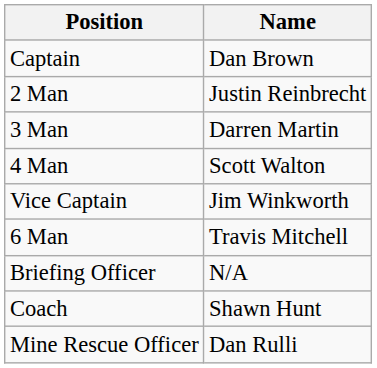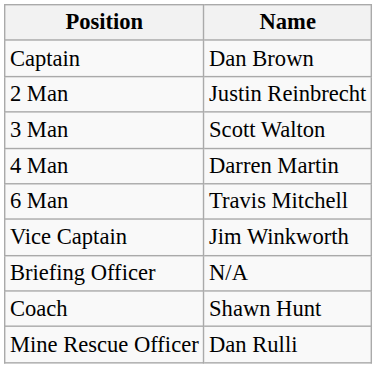(274, 129) Darren Martin -> (267, 129) Scott Walton
(267, 165) Scott Walton -> (274, 165) Darren Martin
rows swapped: (68, 201) <-> (39, 237)
